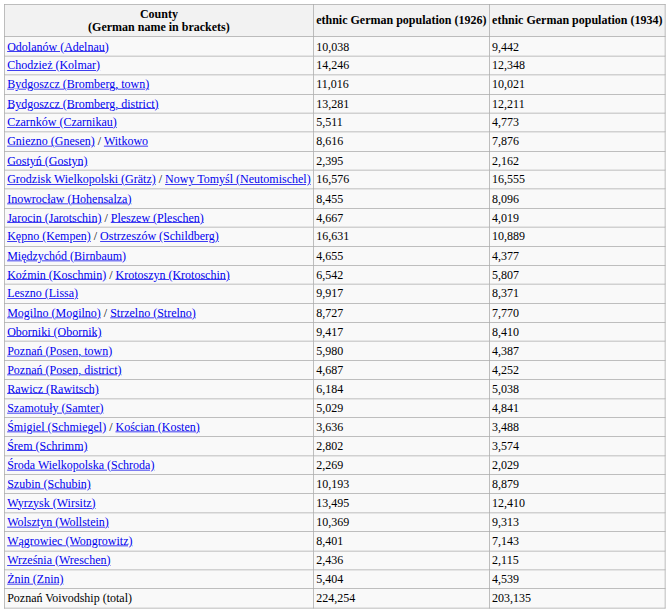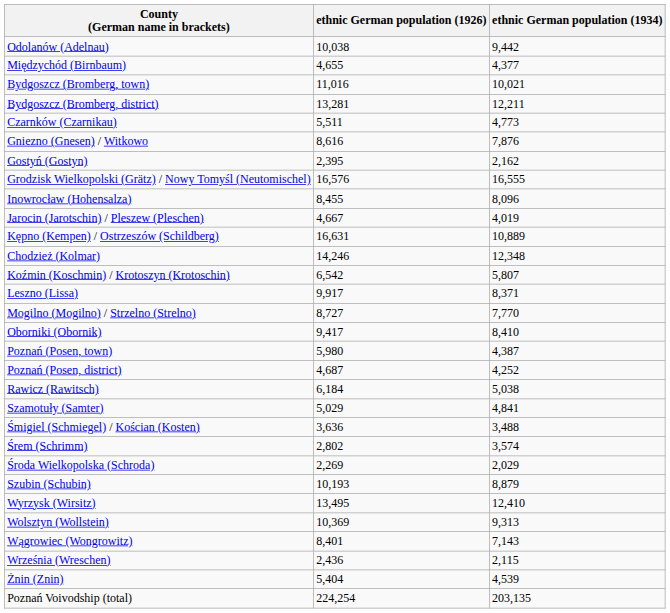rows swapped: (67, 255) <-> (54, 65)
